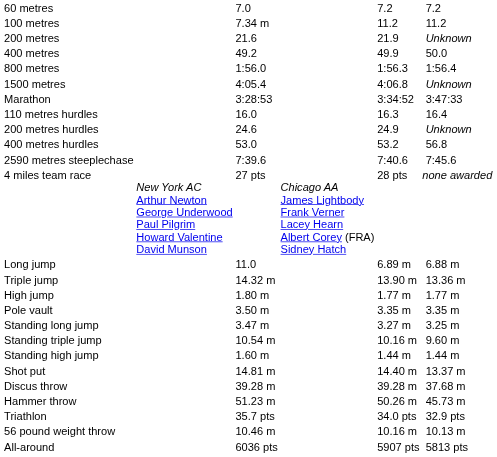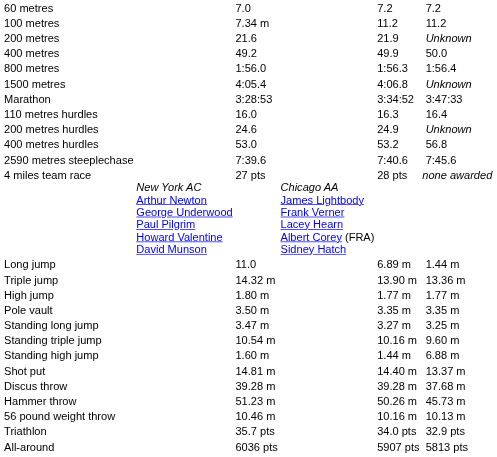(443, 265) 6.88 m -> (443, 265) 1.44 m
(443, 356) 1.44 m -> (443, 356) 6.88 m
rows swapped: (60, 432) <-> (25, 416)
